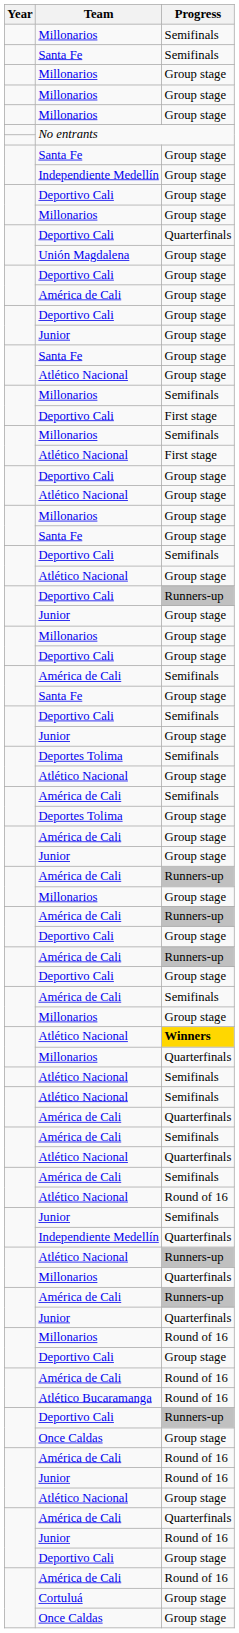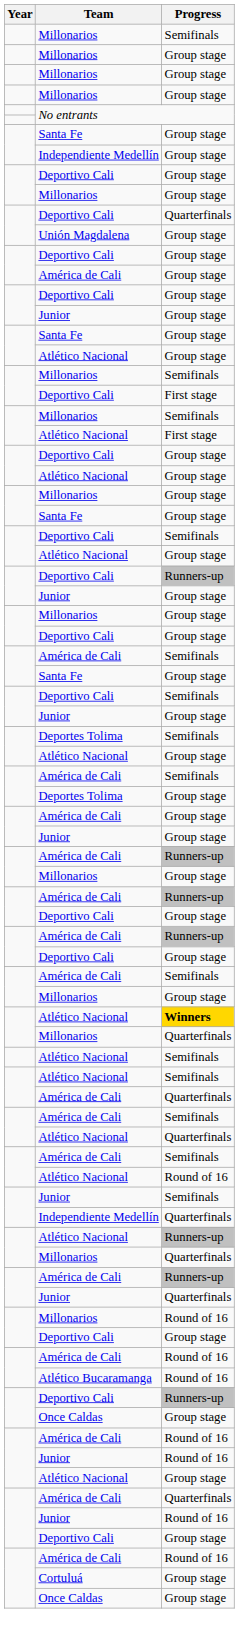- row: (60, 54)
